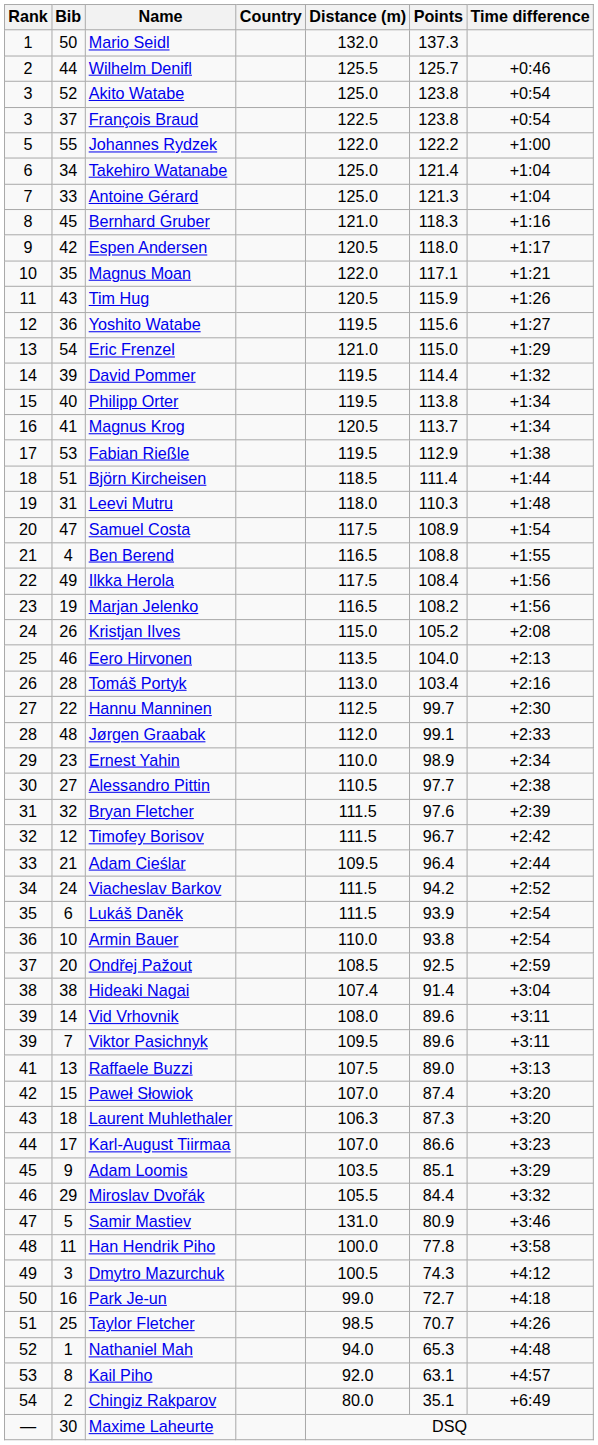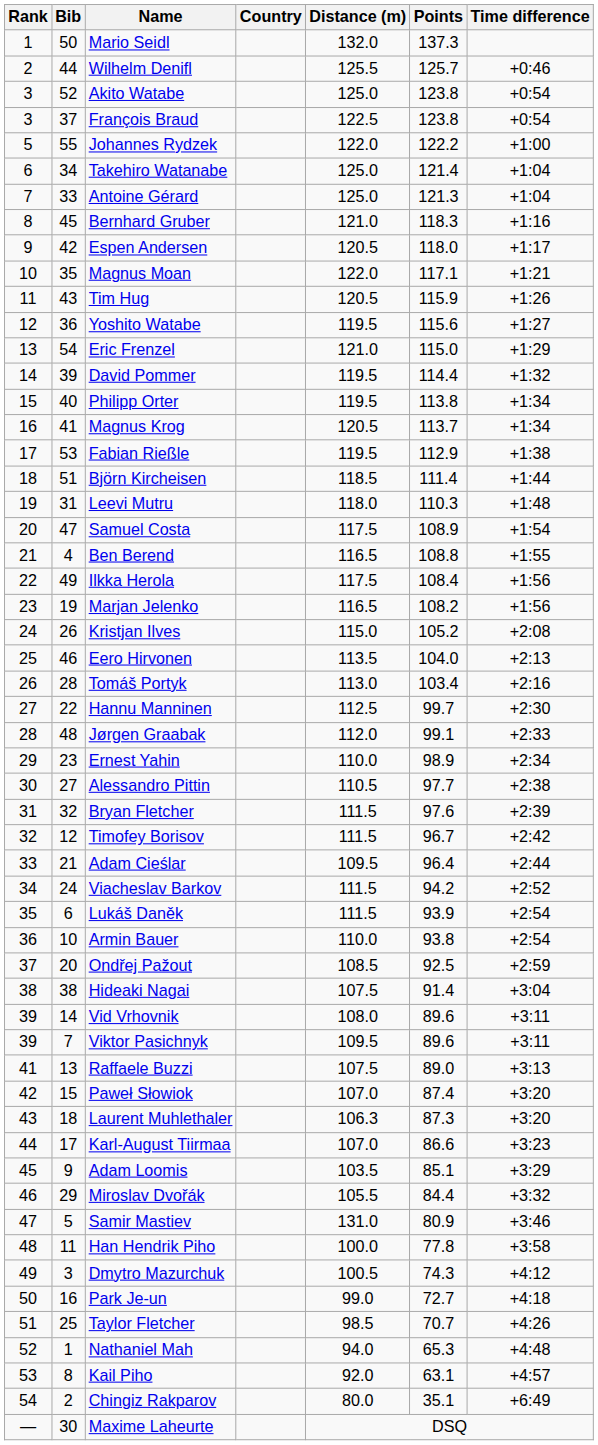(358, 991) 107.4 -> (358, 991) 107.5
